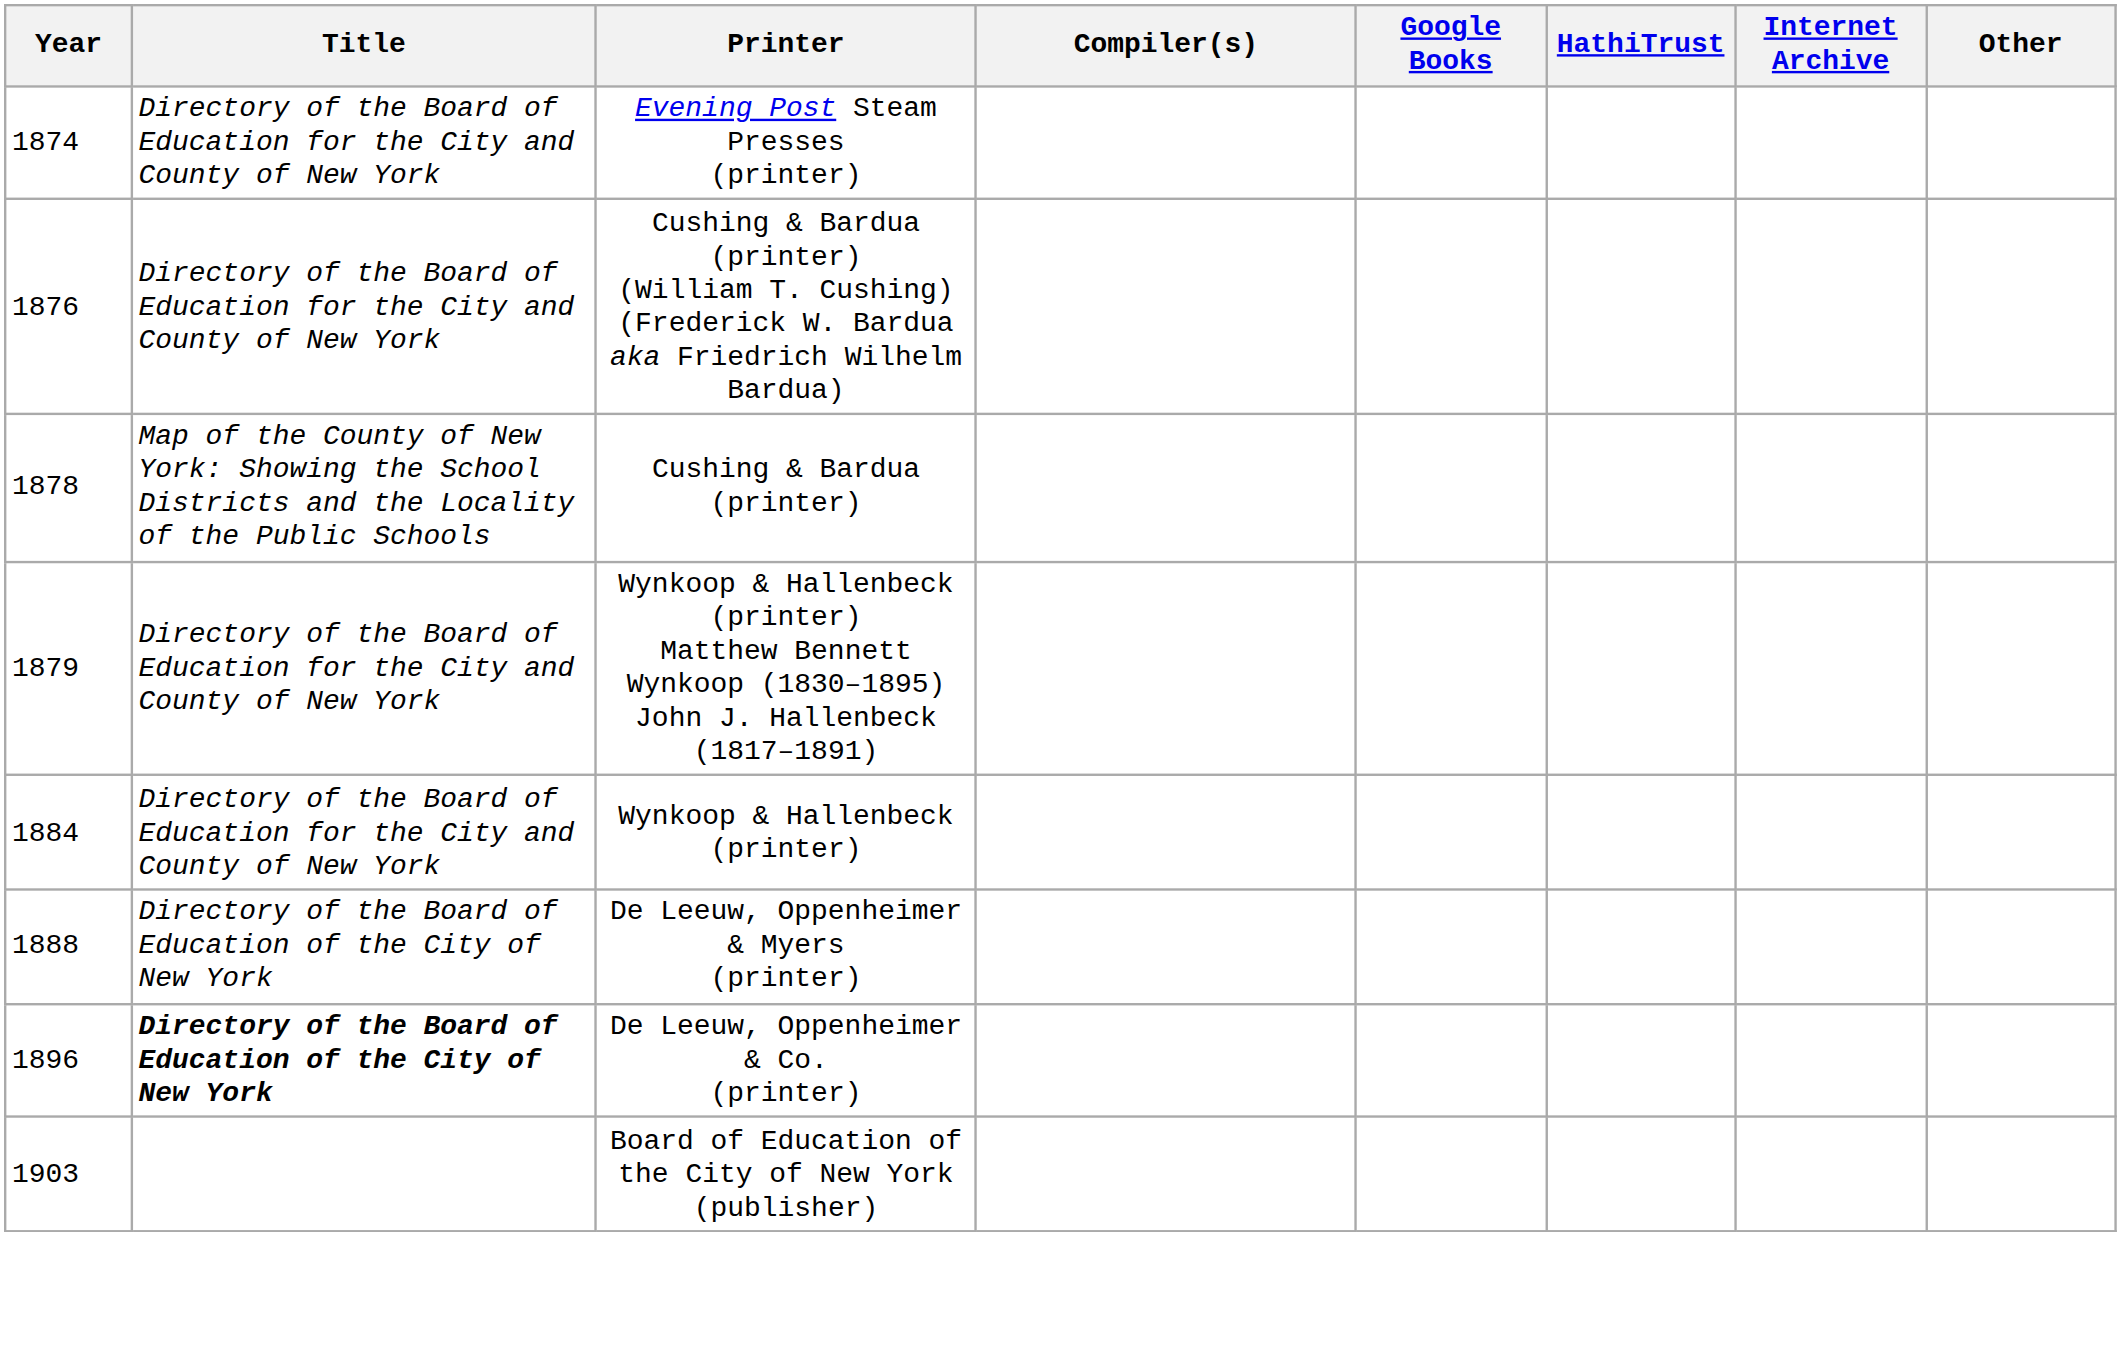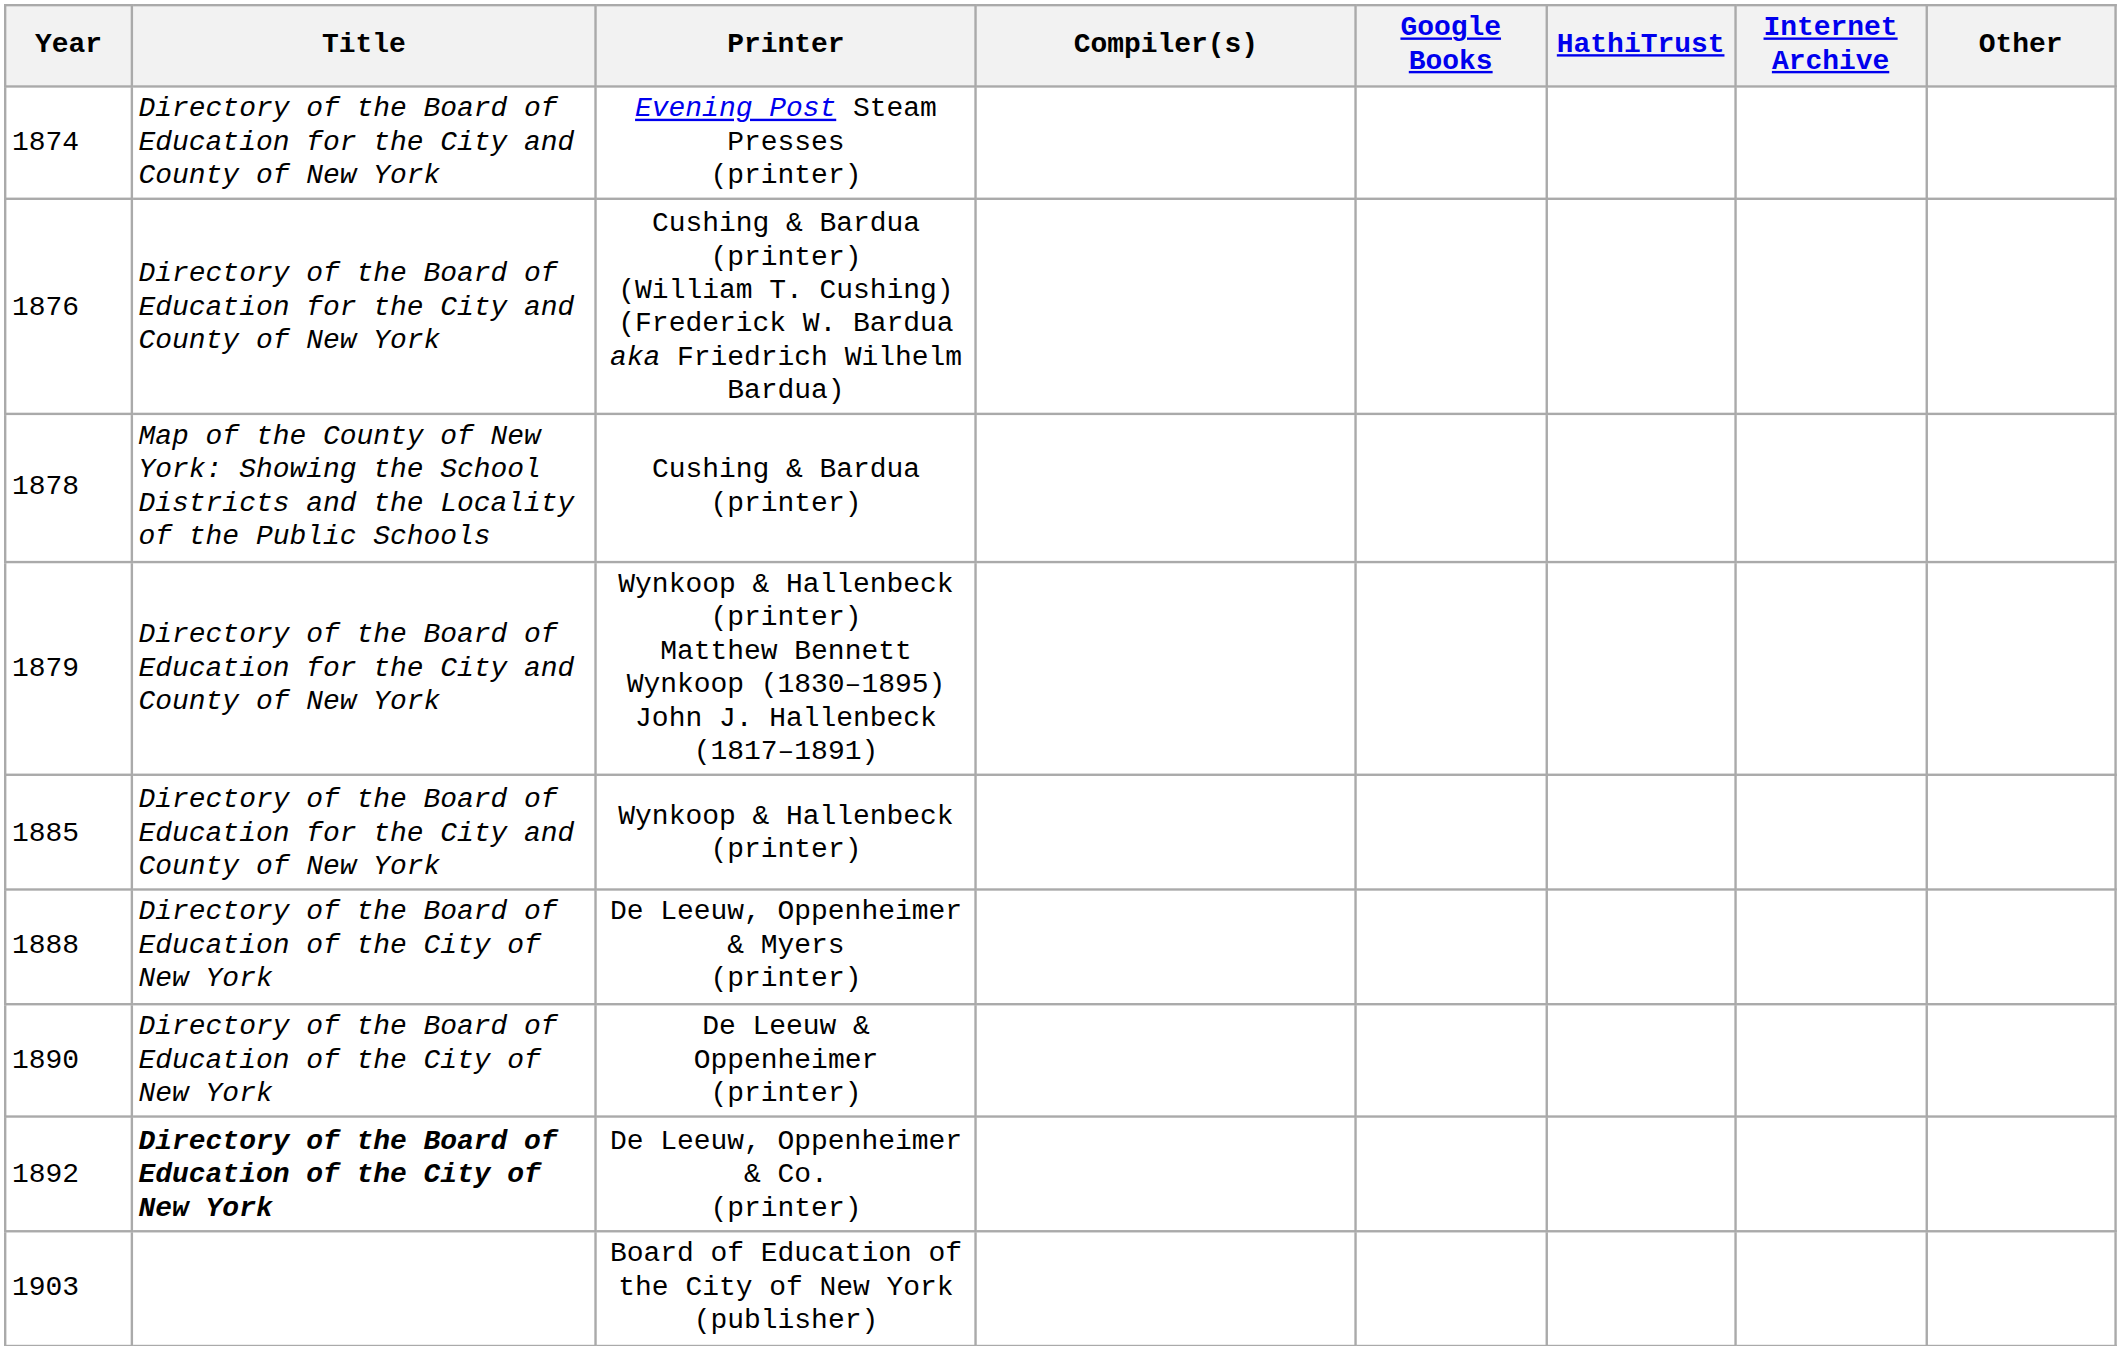(45, 832) 1884 -> (45, 832) 1885
+ row: (786, 1060)
(45, 1060) 1896 -> (45, 1174) 1892
